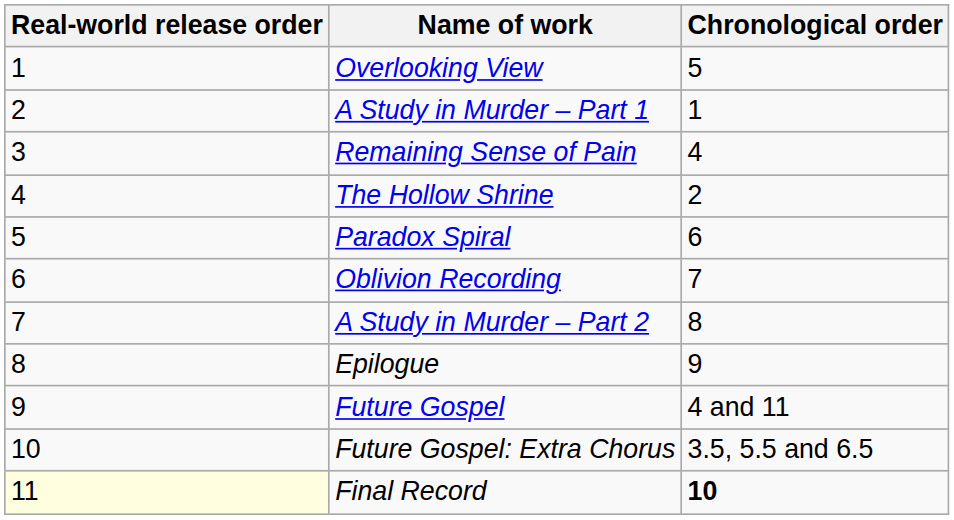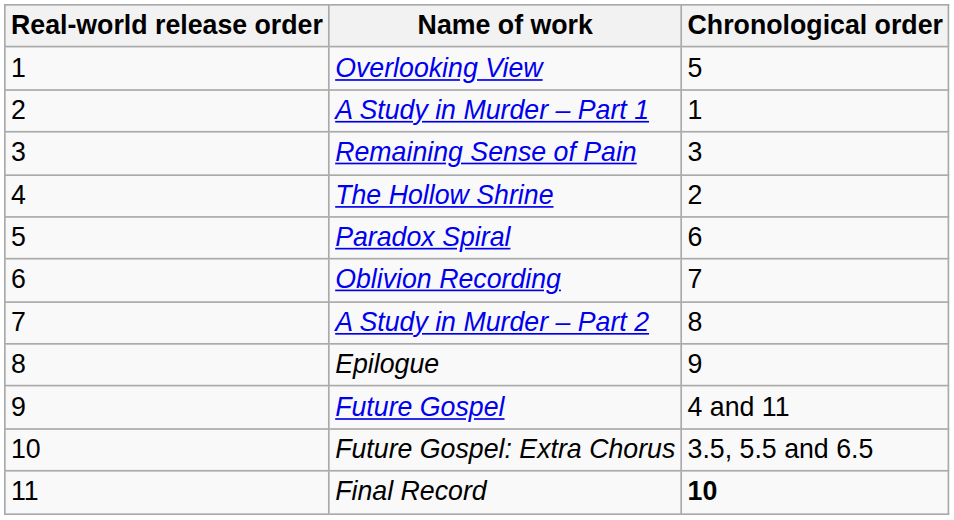(695, 152) 4 -> (695, 152) 3
(25, 491) lightyellow background -> (25, 491) no background
